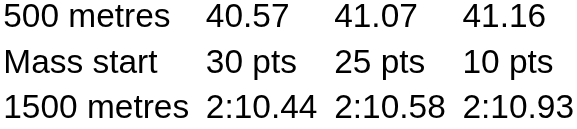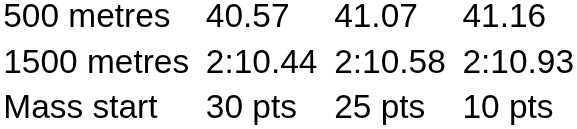rows swapped: (96, 107) <-> (80, 61)
